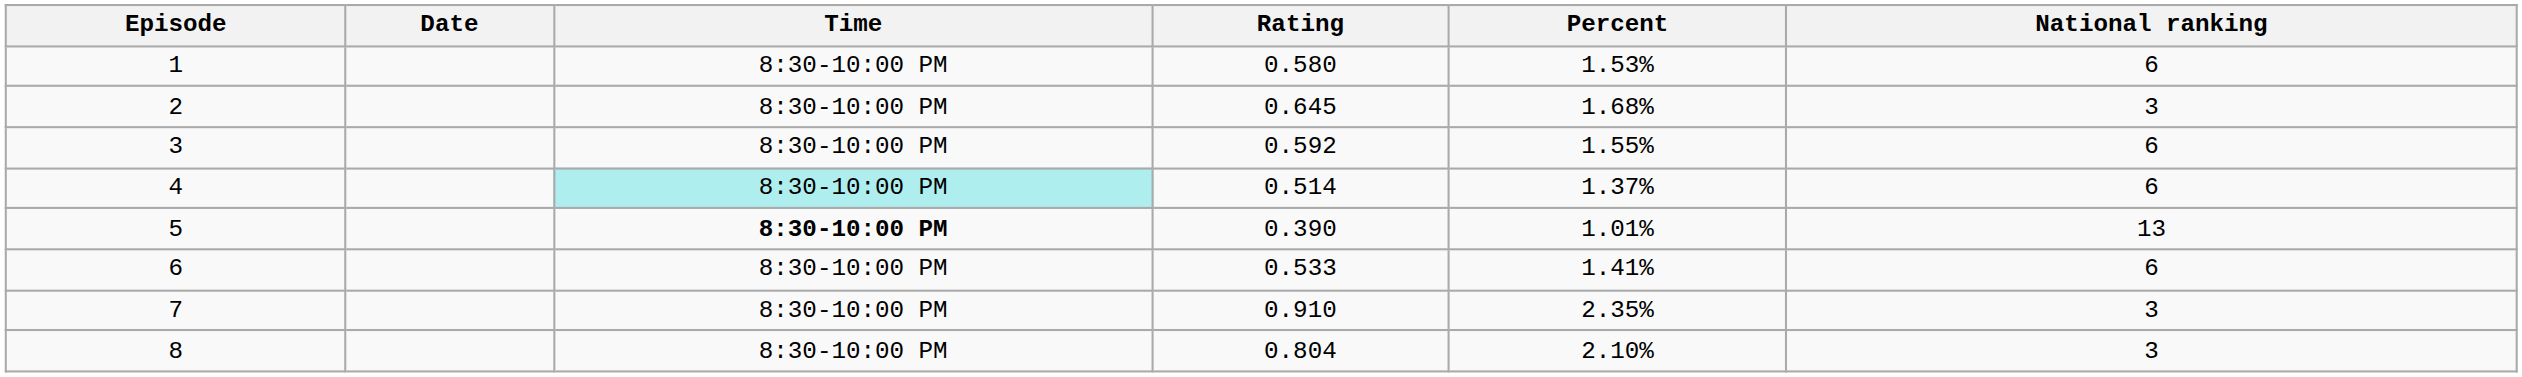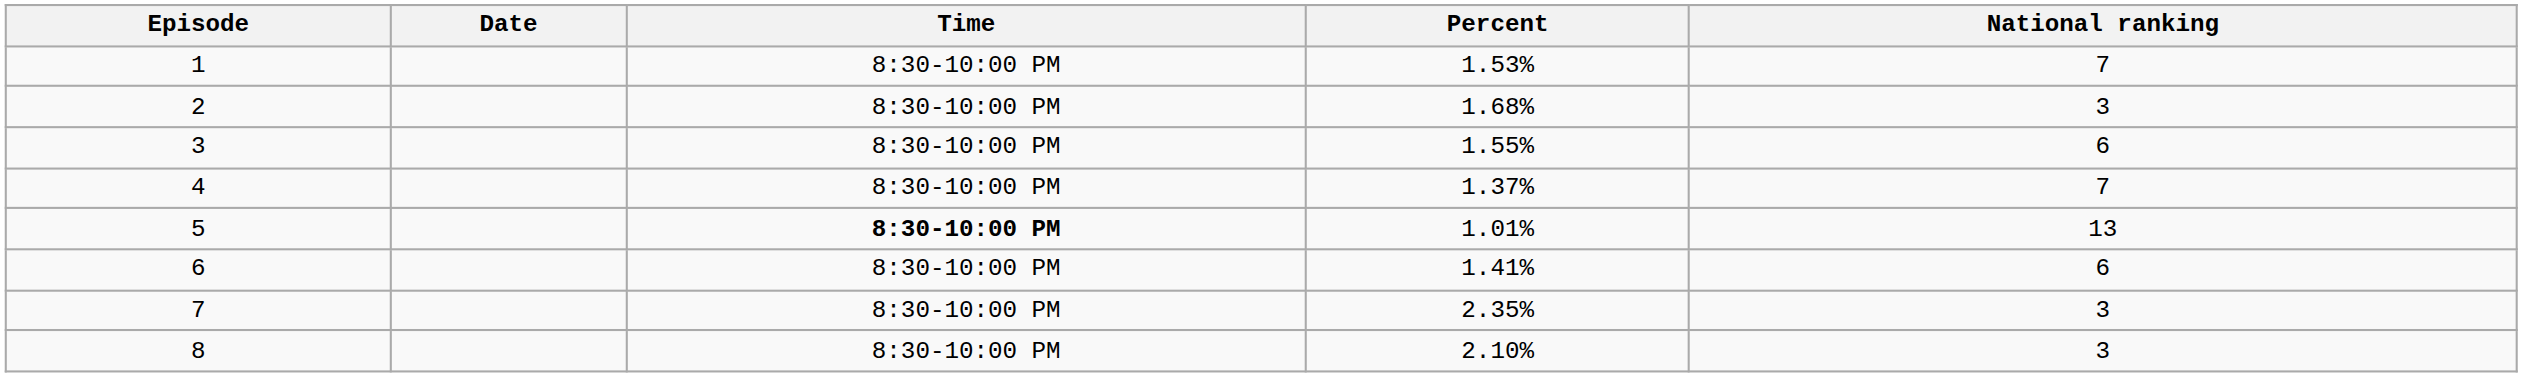- column: (1300, 25)
(2151, 66) 6 -> (2103, 66) 7
(853, 188) paleturquoise background -> (966, 188) no background
(2151, 188) 6 -> (2103, 188) 7
